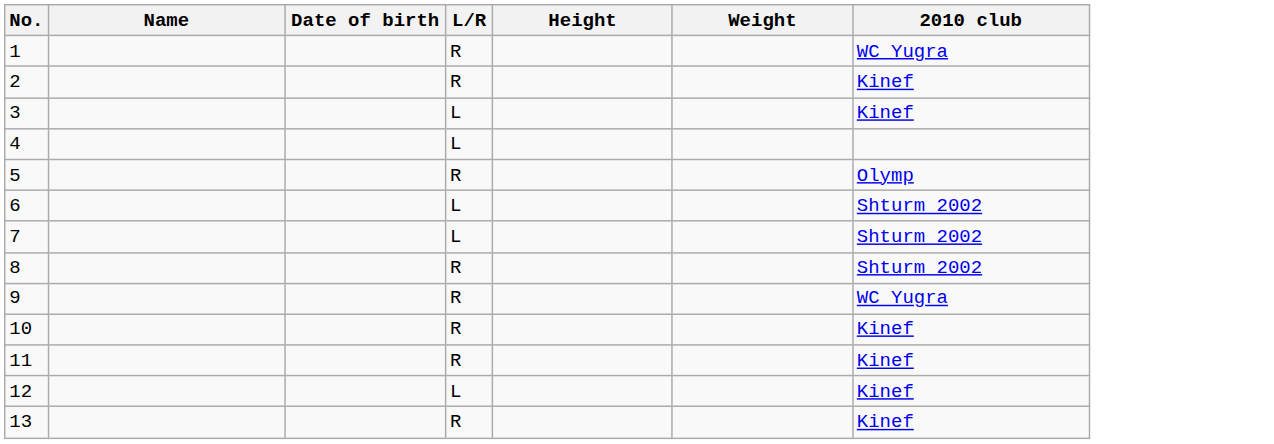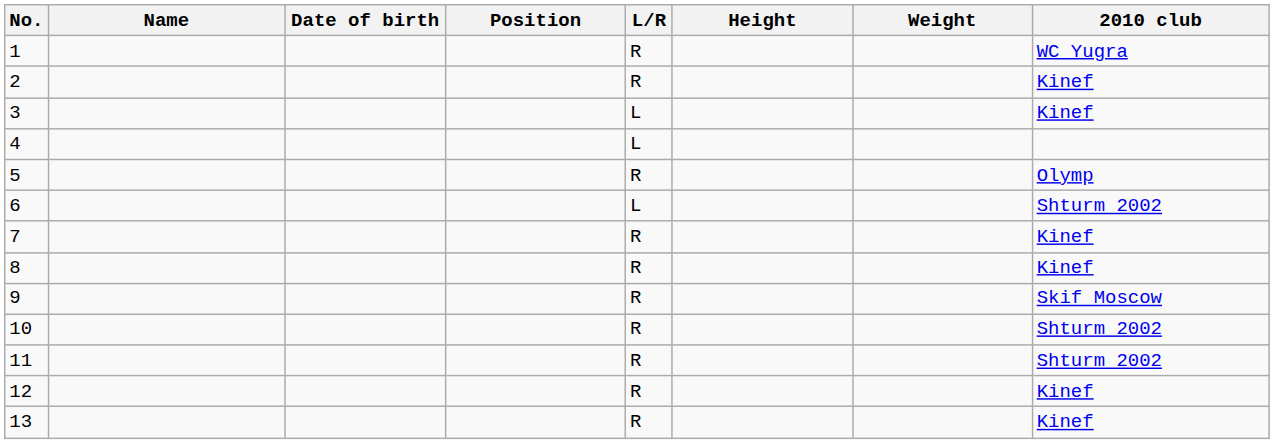+ column: (536, 20)
(456, 237) L -> (636, 237) R
(919, 237) Shturm 2002 -> (1065, 237) Kinef
(919, 268) Shturm 2002 -> (1065, 268) Kinef
(902, 299) WC Yugra -> (1099, 299) Skif Moscow
(885, 330) Kinef -> (1099, 330) Shturm 2002
(885, 360) Kinef -> (1099, 360) Shturm 2002
(456, 391) L -> (636, 391) R
